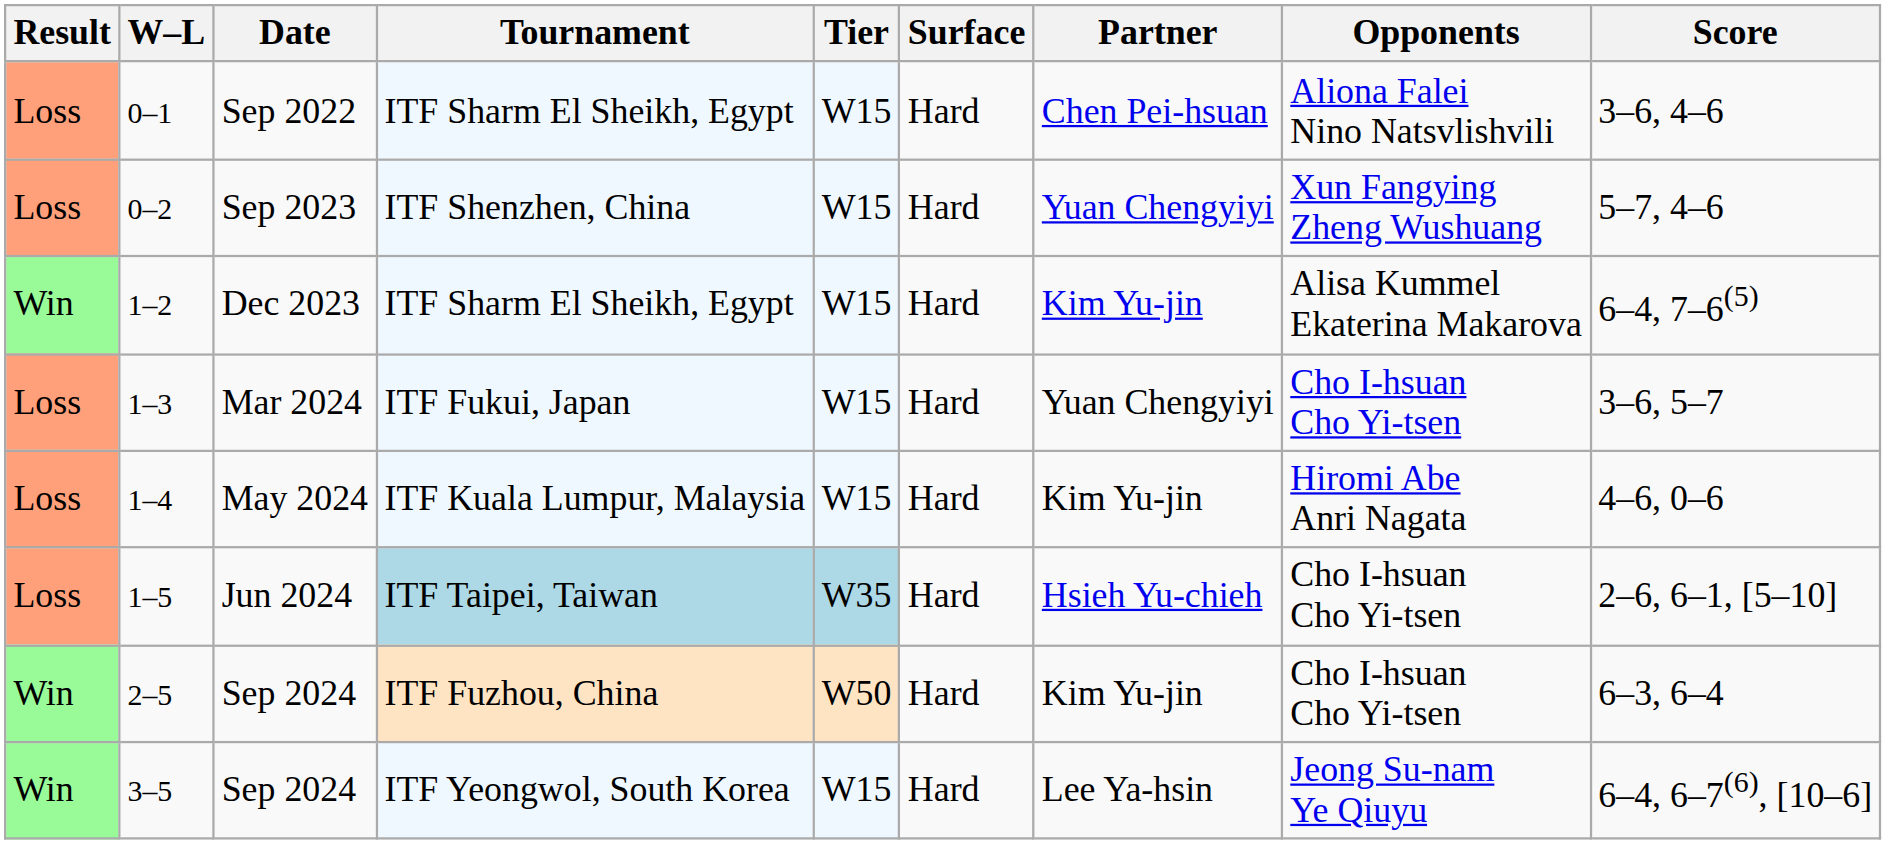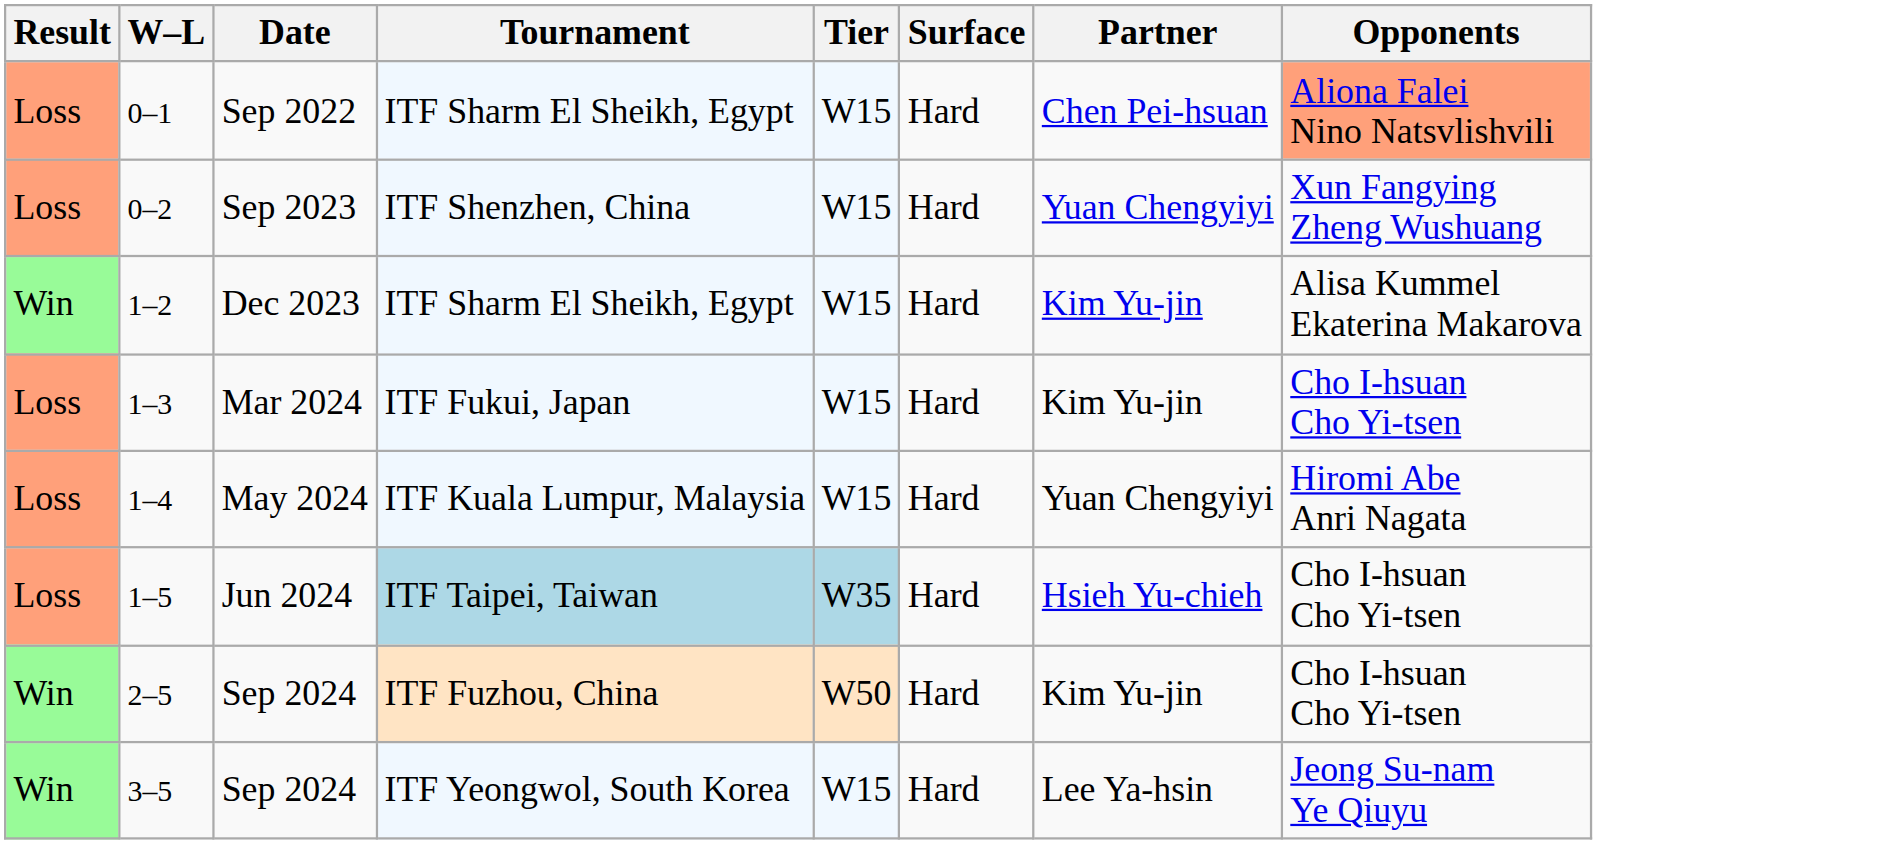- column: (1735, 32)
(1422, 109) no background -> (1422, 109) lightsalmon background
(1158, 401) Yuan Chengyiyi -> (1122, 401) Kim Yu-jin
(1122, 498) Kim Yu-jin -> (1158, 498) Yuan Chengyiyi
